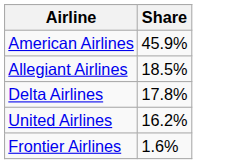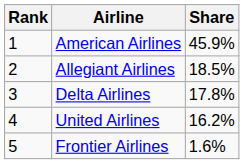+ column: (28, 18)
